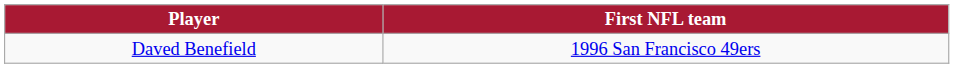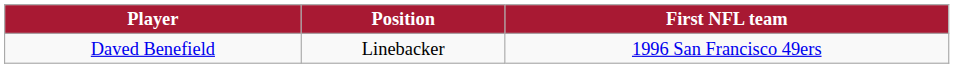+ column: (403, 19)
